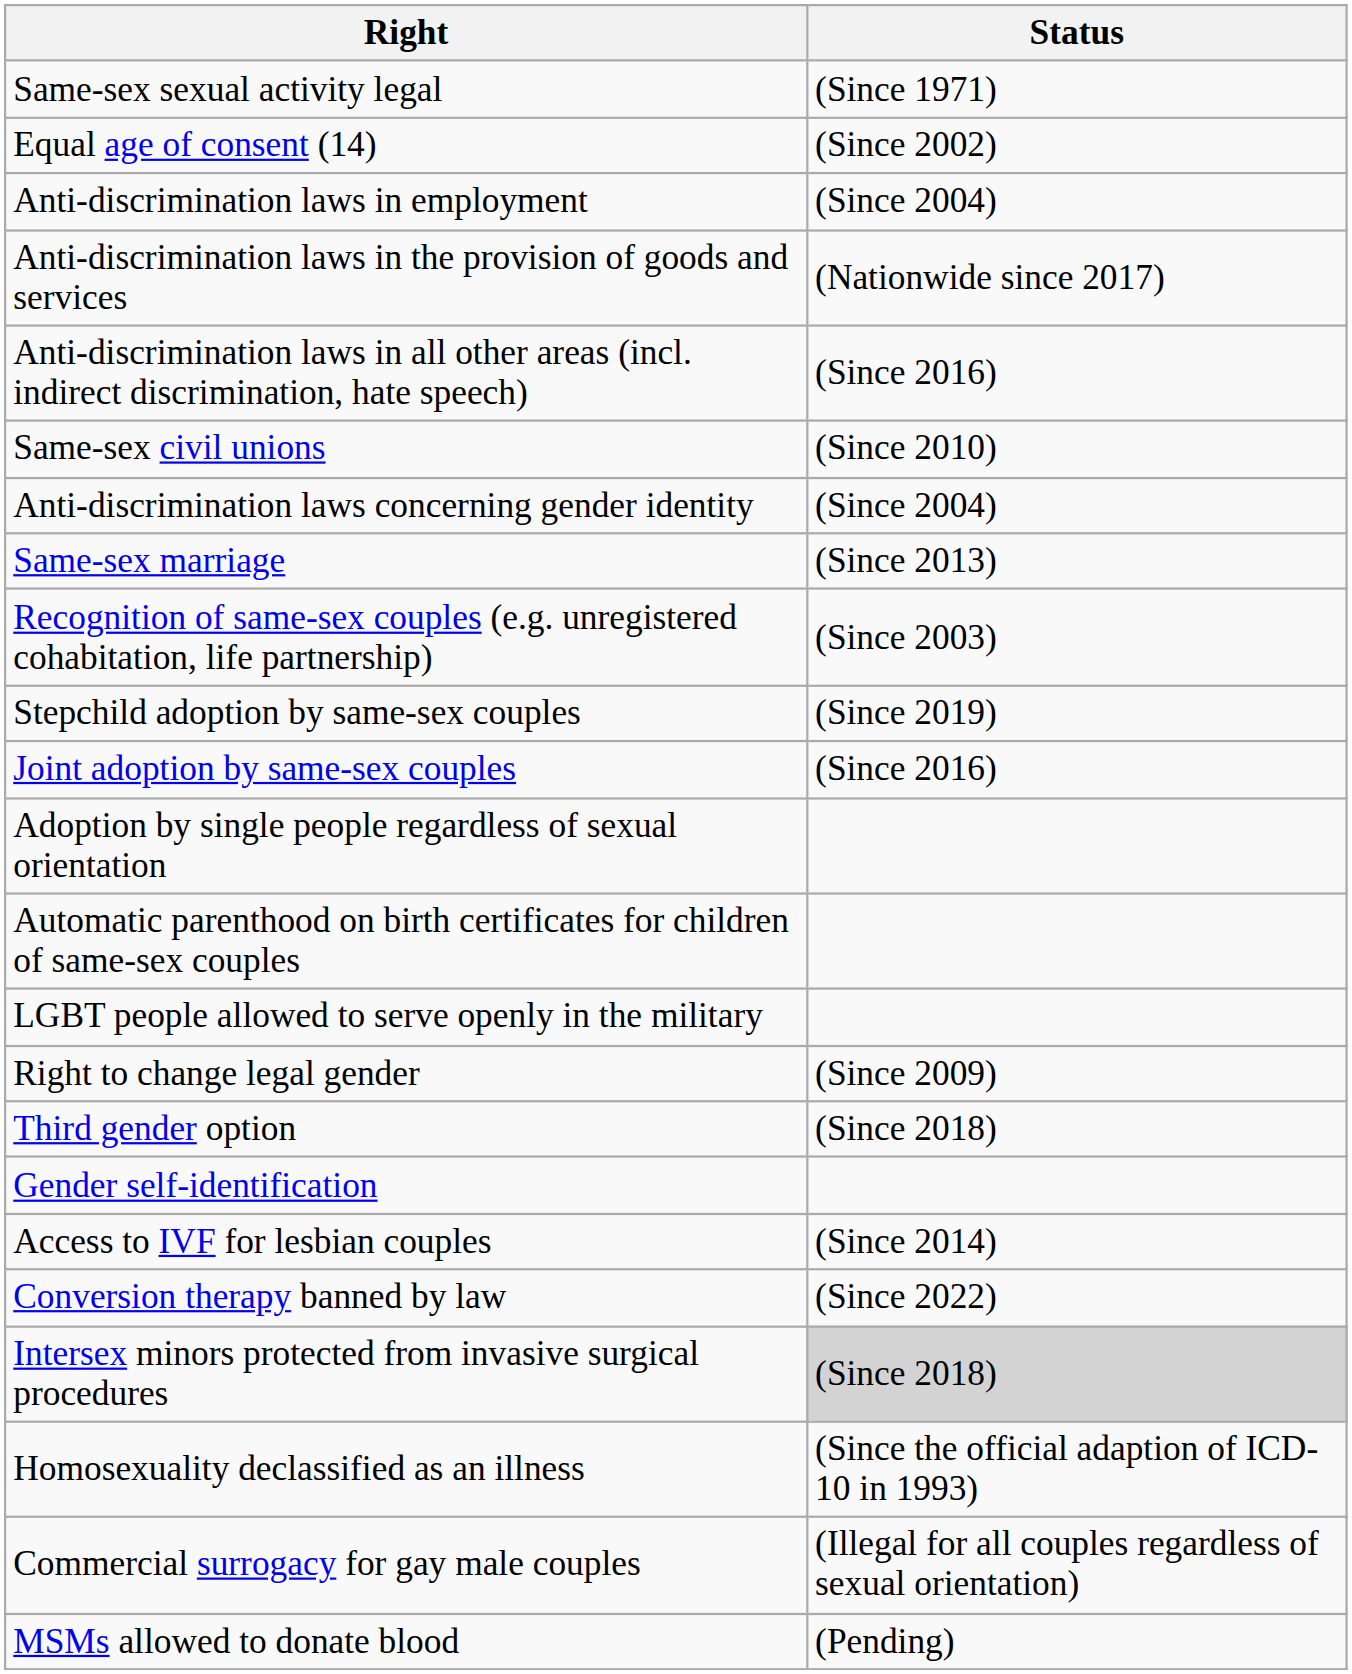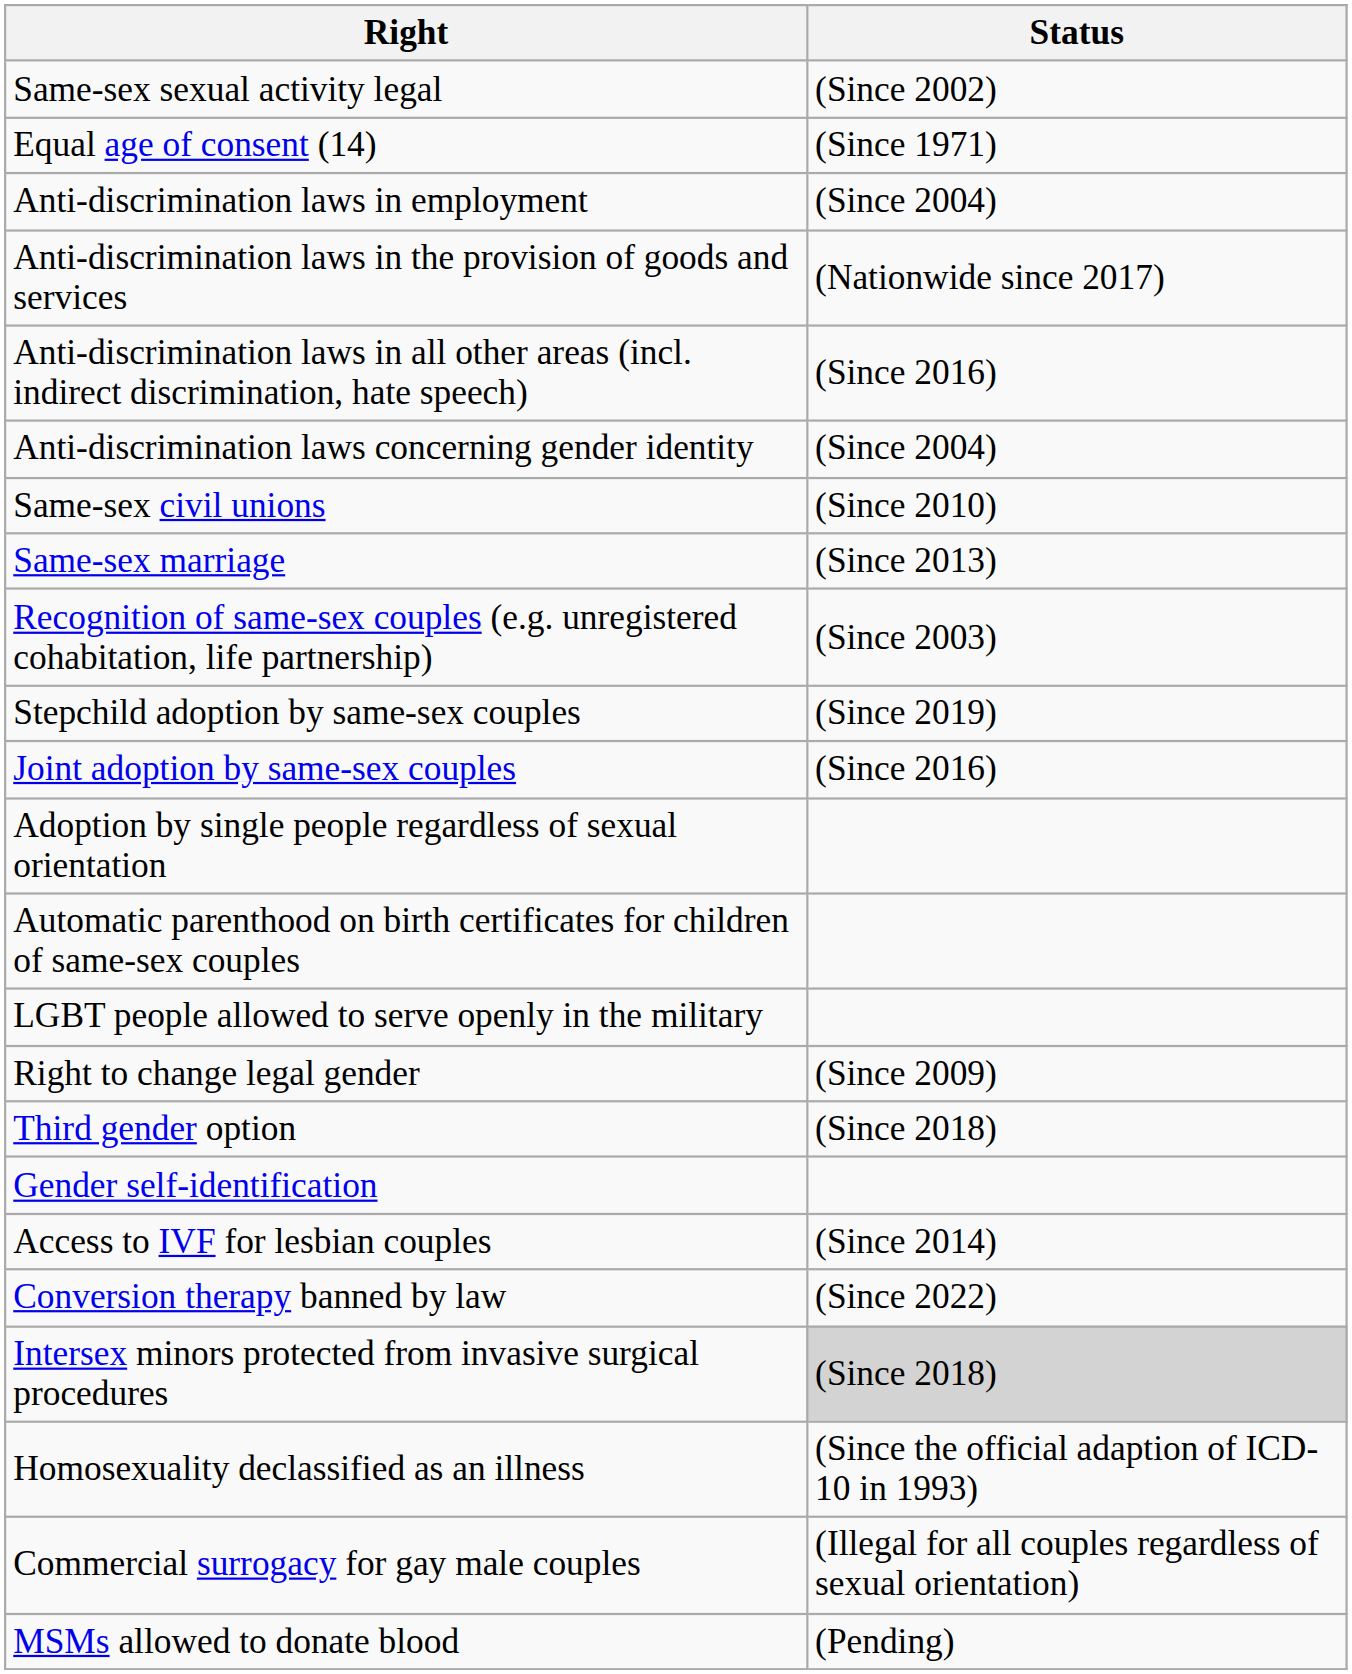(906, 88) (Since 1971) -> (906, 88) (Since 2002)
(906, 144) (Since 2002) -> (906, 144) (Since 1971)
rows swapped: (383, 504) <-> (169, 448)
